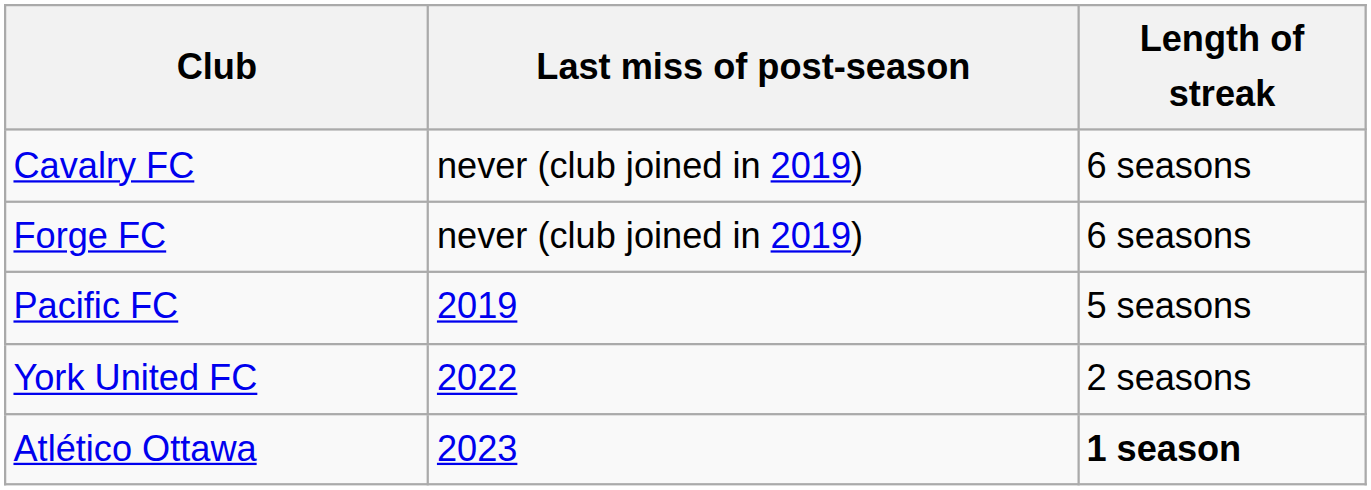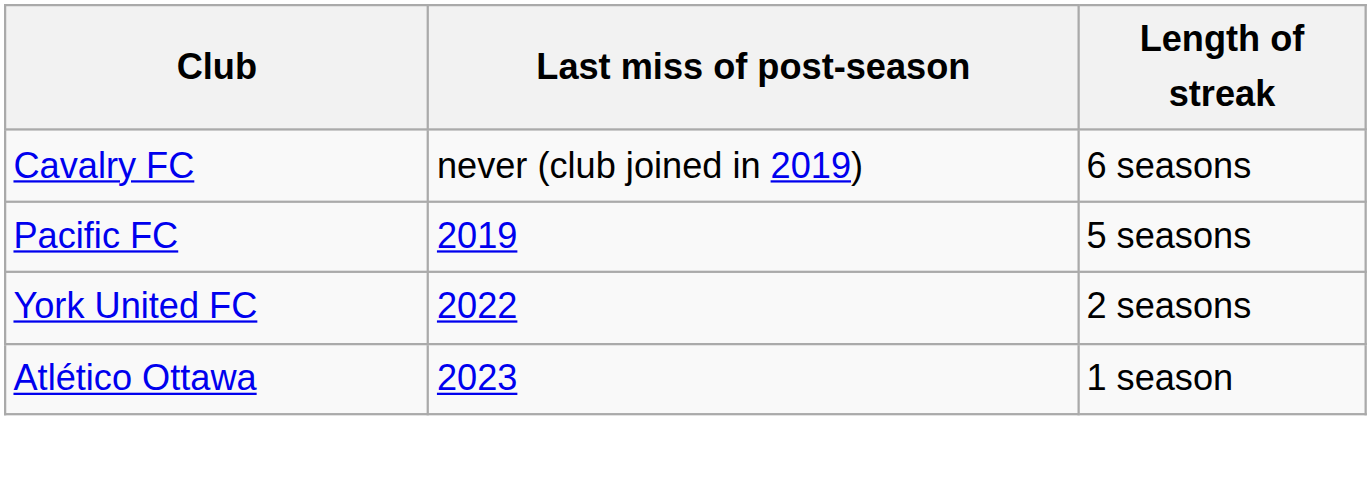- row: (90, 236)
(1164, 448) bold -> (1160, 377) normal
